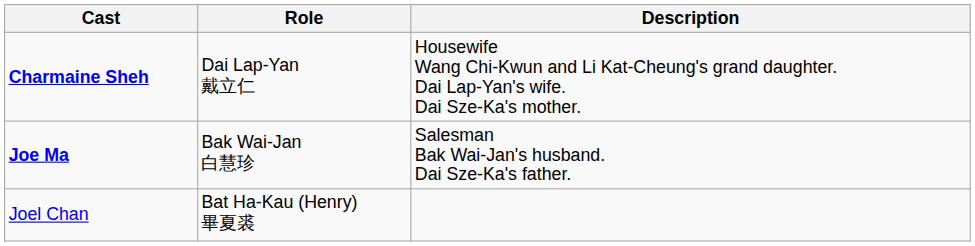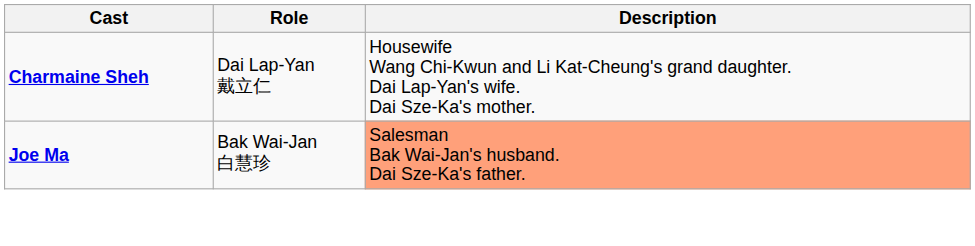(510, 154) no background -> (464, 154) lightsalmon background
- row: (49, 214)
